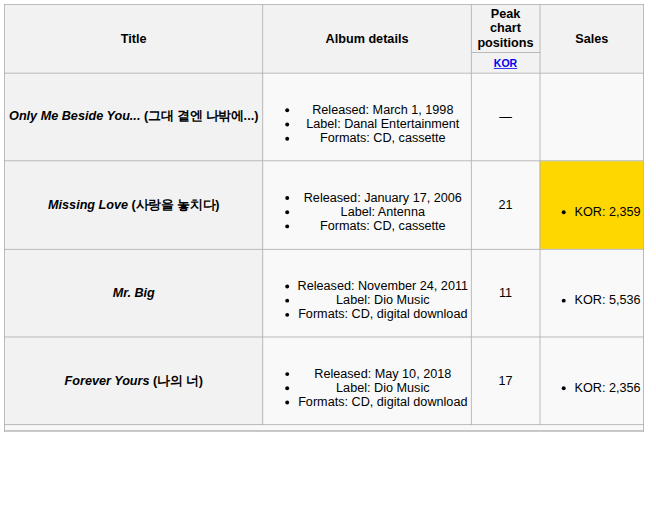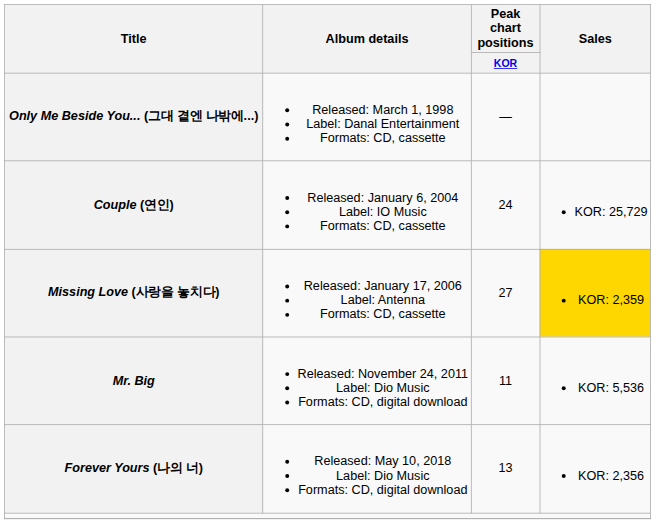+ row: (134, 204)
(505, 205) 21 -> (505, 292) 27
(505, 380) 17 -> (505, 468) 13
